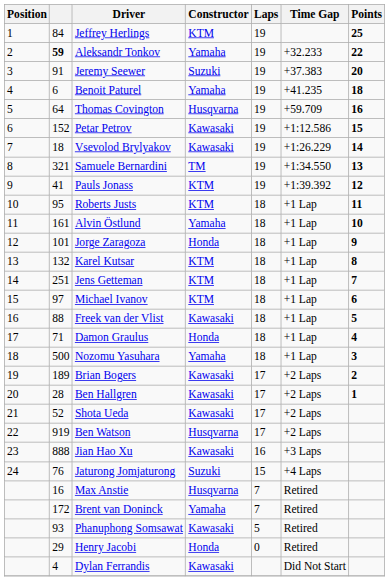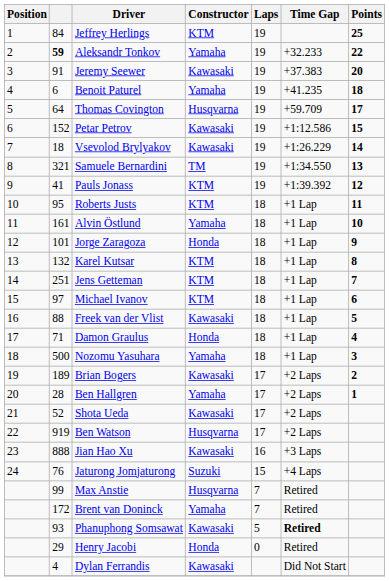(204, 71) Suzuki -> (211, 71) Kawasaki
(357, 109) 16 -> (357, 109) 17
(211, 395) Kawasaki -> (207, 395) Yamaha
(58, 490) 16 -> (58, 490) 99
(301, 528) normal -> (302, 528) bold
